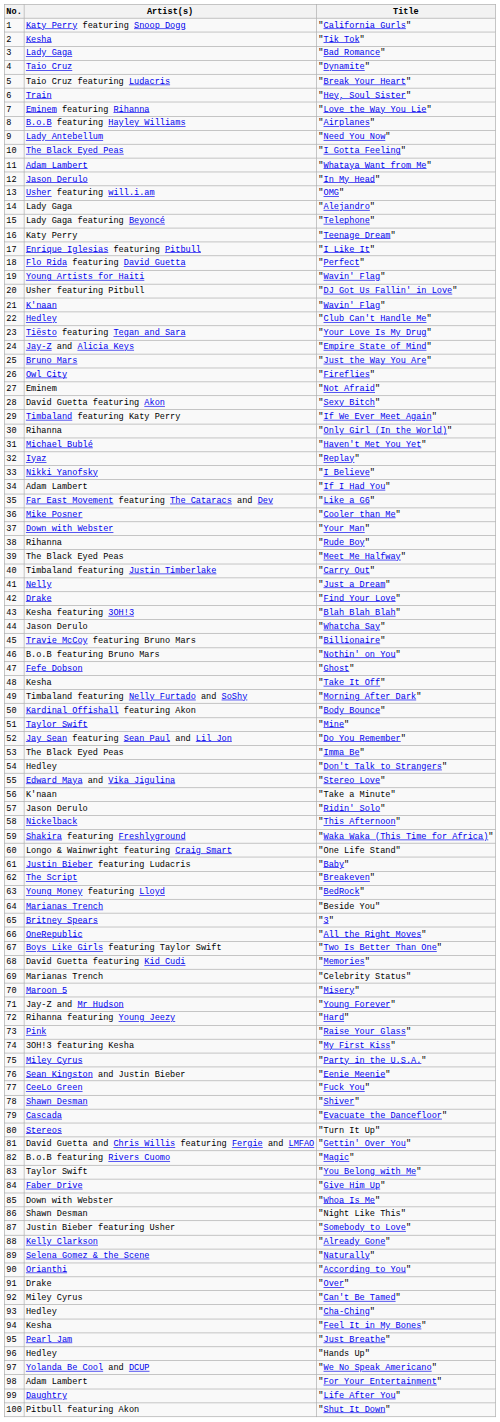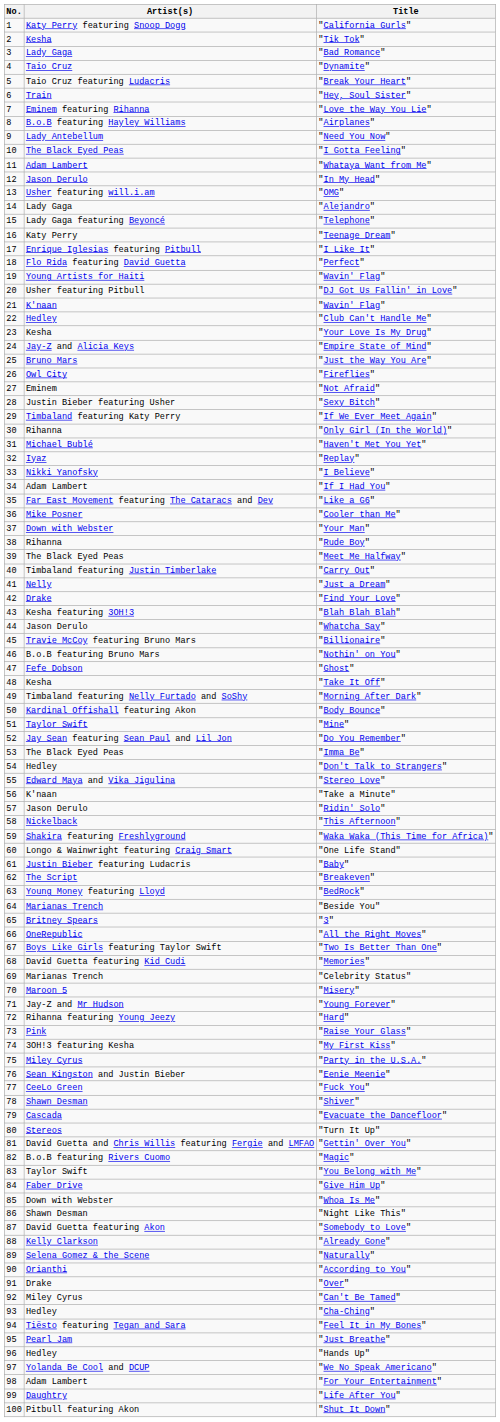(106, 333) Tiësto featuring Tegan and Sara -> (39, 333) Kesha
(95, 403) David Guetta featuring Akon -> (101, 403) Justin Bieber featuring Usher
(101, 1228) Justin Bieber featuring Usher -> (95, 1228) David Guetta featuring Akon
(39, 1326) Kesha -> (106, 1326) Tiësto featuring Tegan and Sara
